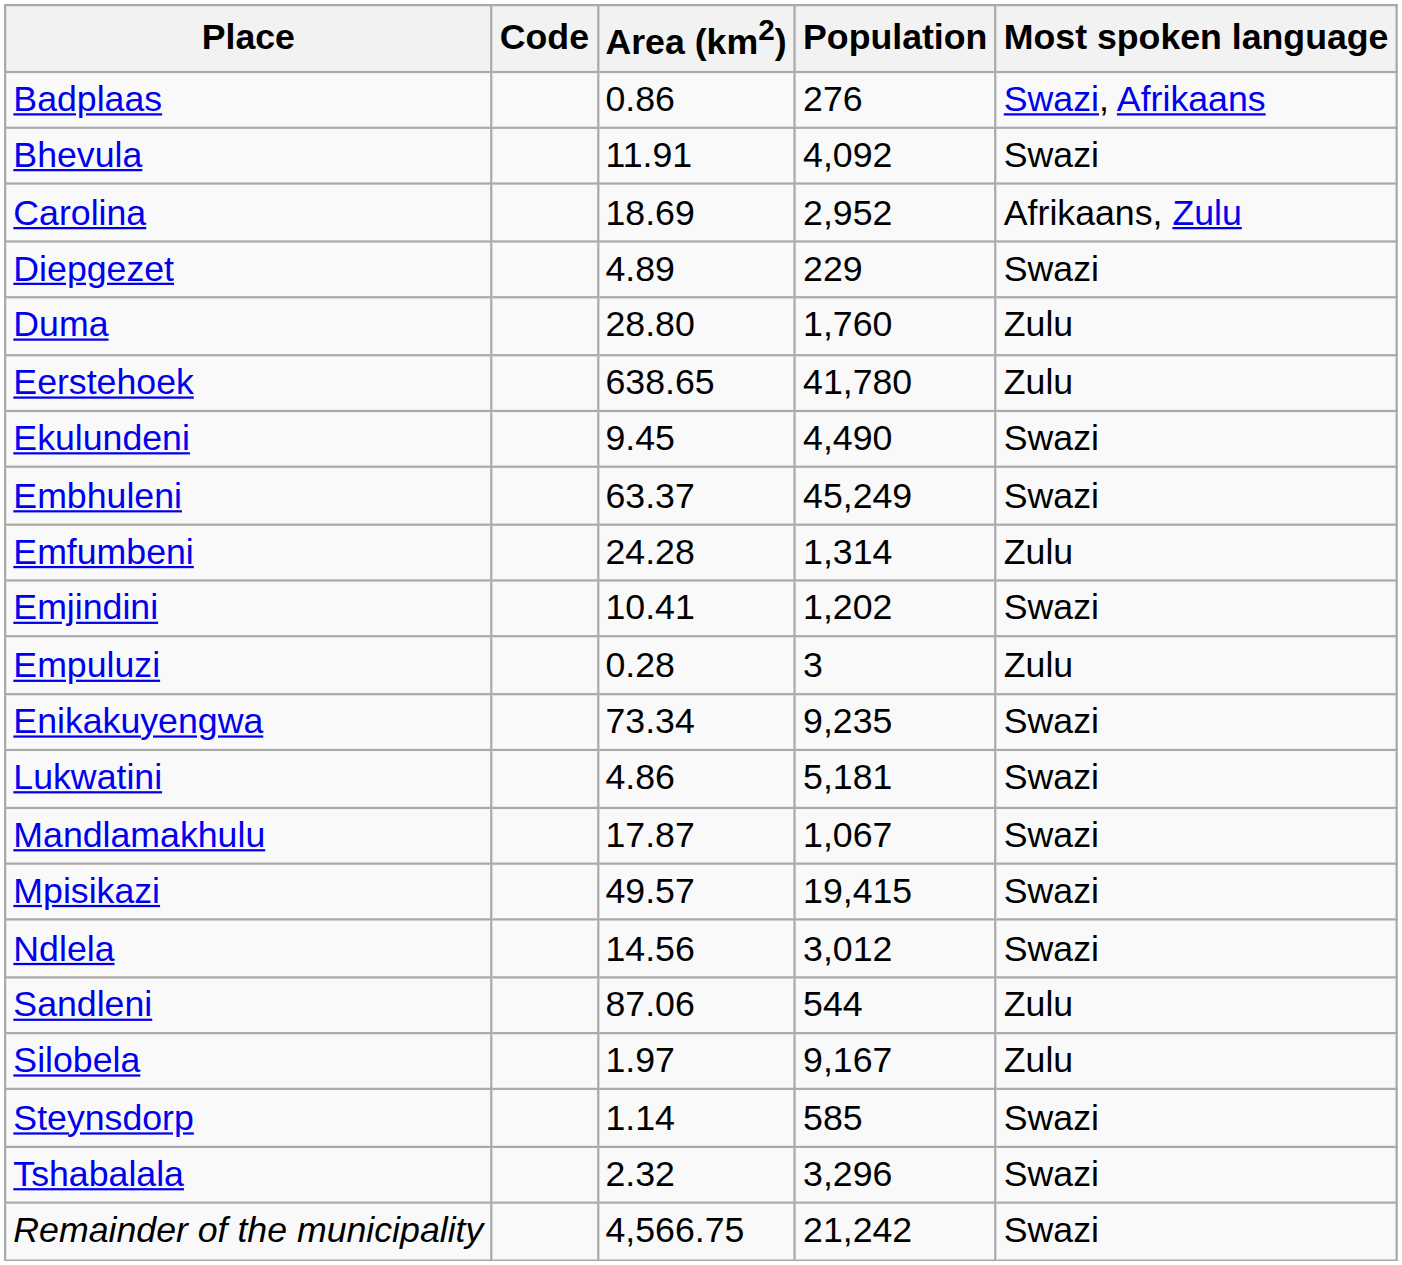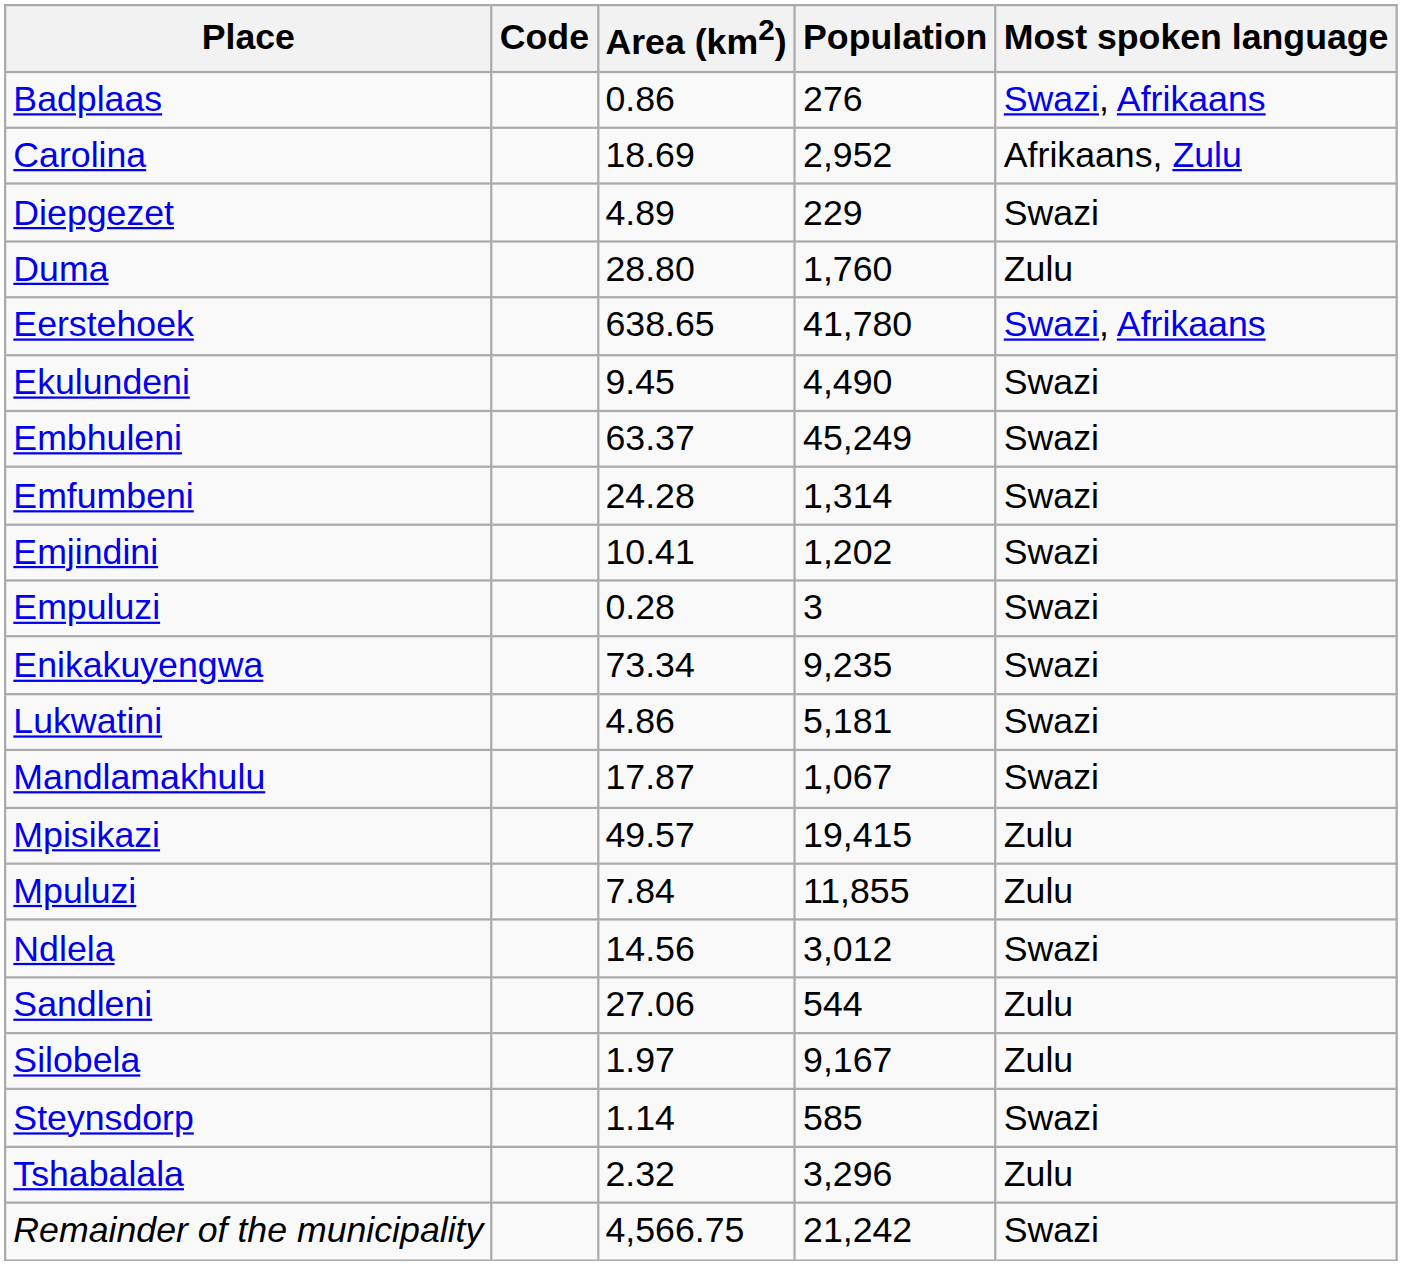- row: (78, 155)
(1039, 381) Zulu -> (1135, 325) Swazi, Afrikaans
(1039, 551) Zulu -> (1051, 495) Swazi
(1039, 664) Zulu -> (1051, 608) Swazi
(1051, 891) Swazi -> (1039, 834) Zulu
+ row: (75, 891)
(650, 1004) 87.06 -> (650, 1004) 27.06
(1051, 1174) Swazi -> (1039, 1174) Zulu
